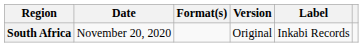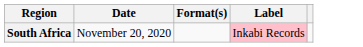- column: (252, 13)
(314, 32) no background -> (269, 32) pink background
